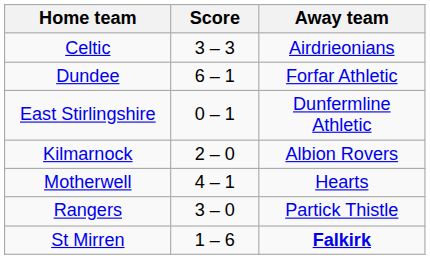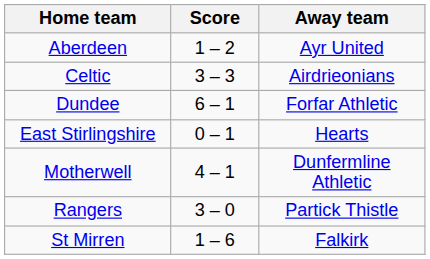+ row: (88, 47)
(342, 115) Dunfermline Athletic -> (342, 133) Hearts
- row: (88, 153)
(342, 182) Hearts -> (342, 172) Dunfermline Athletic
(342, 239) bold -> (342, 239) normal
